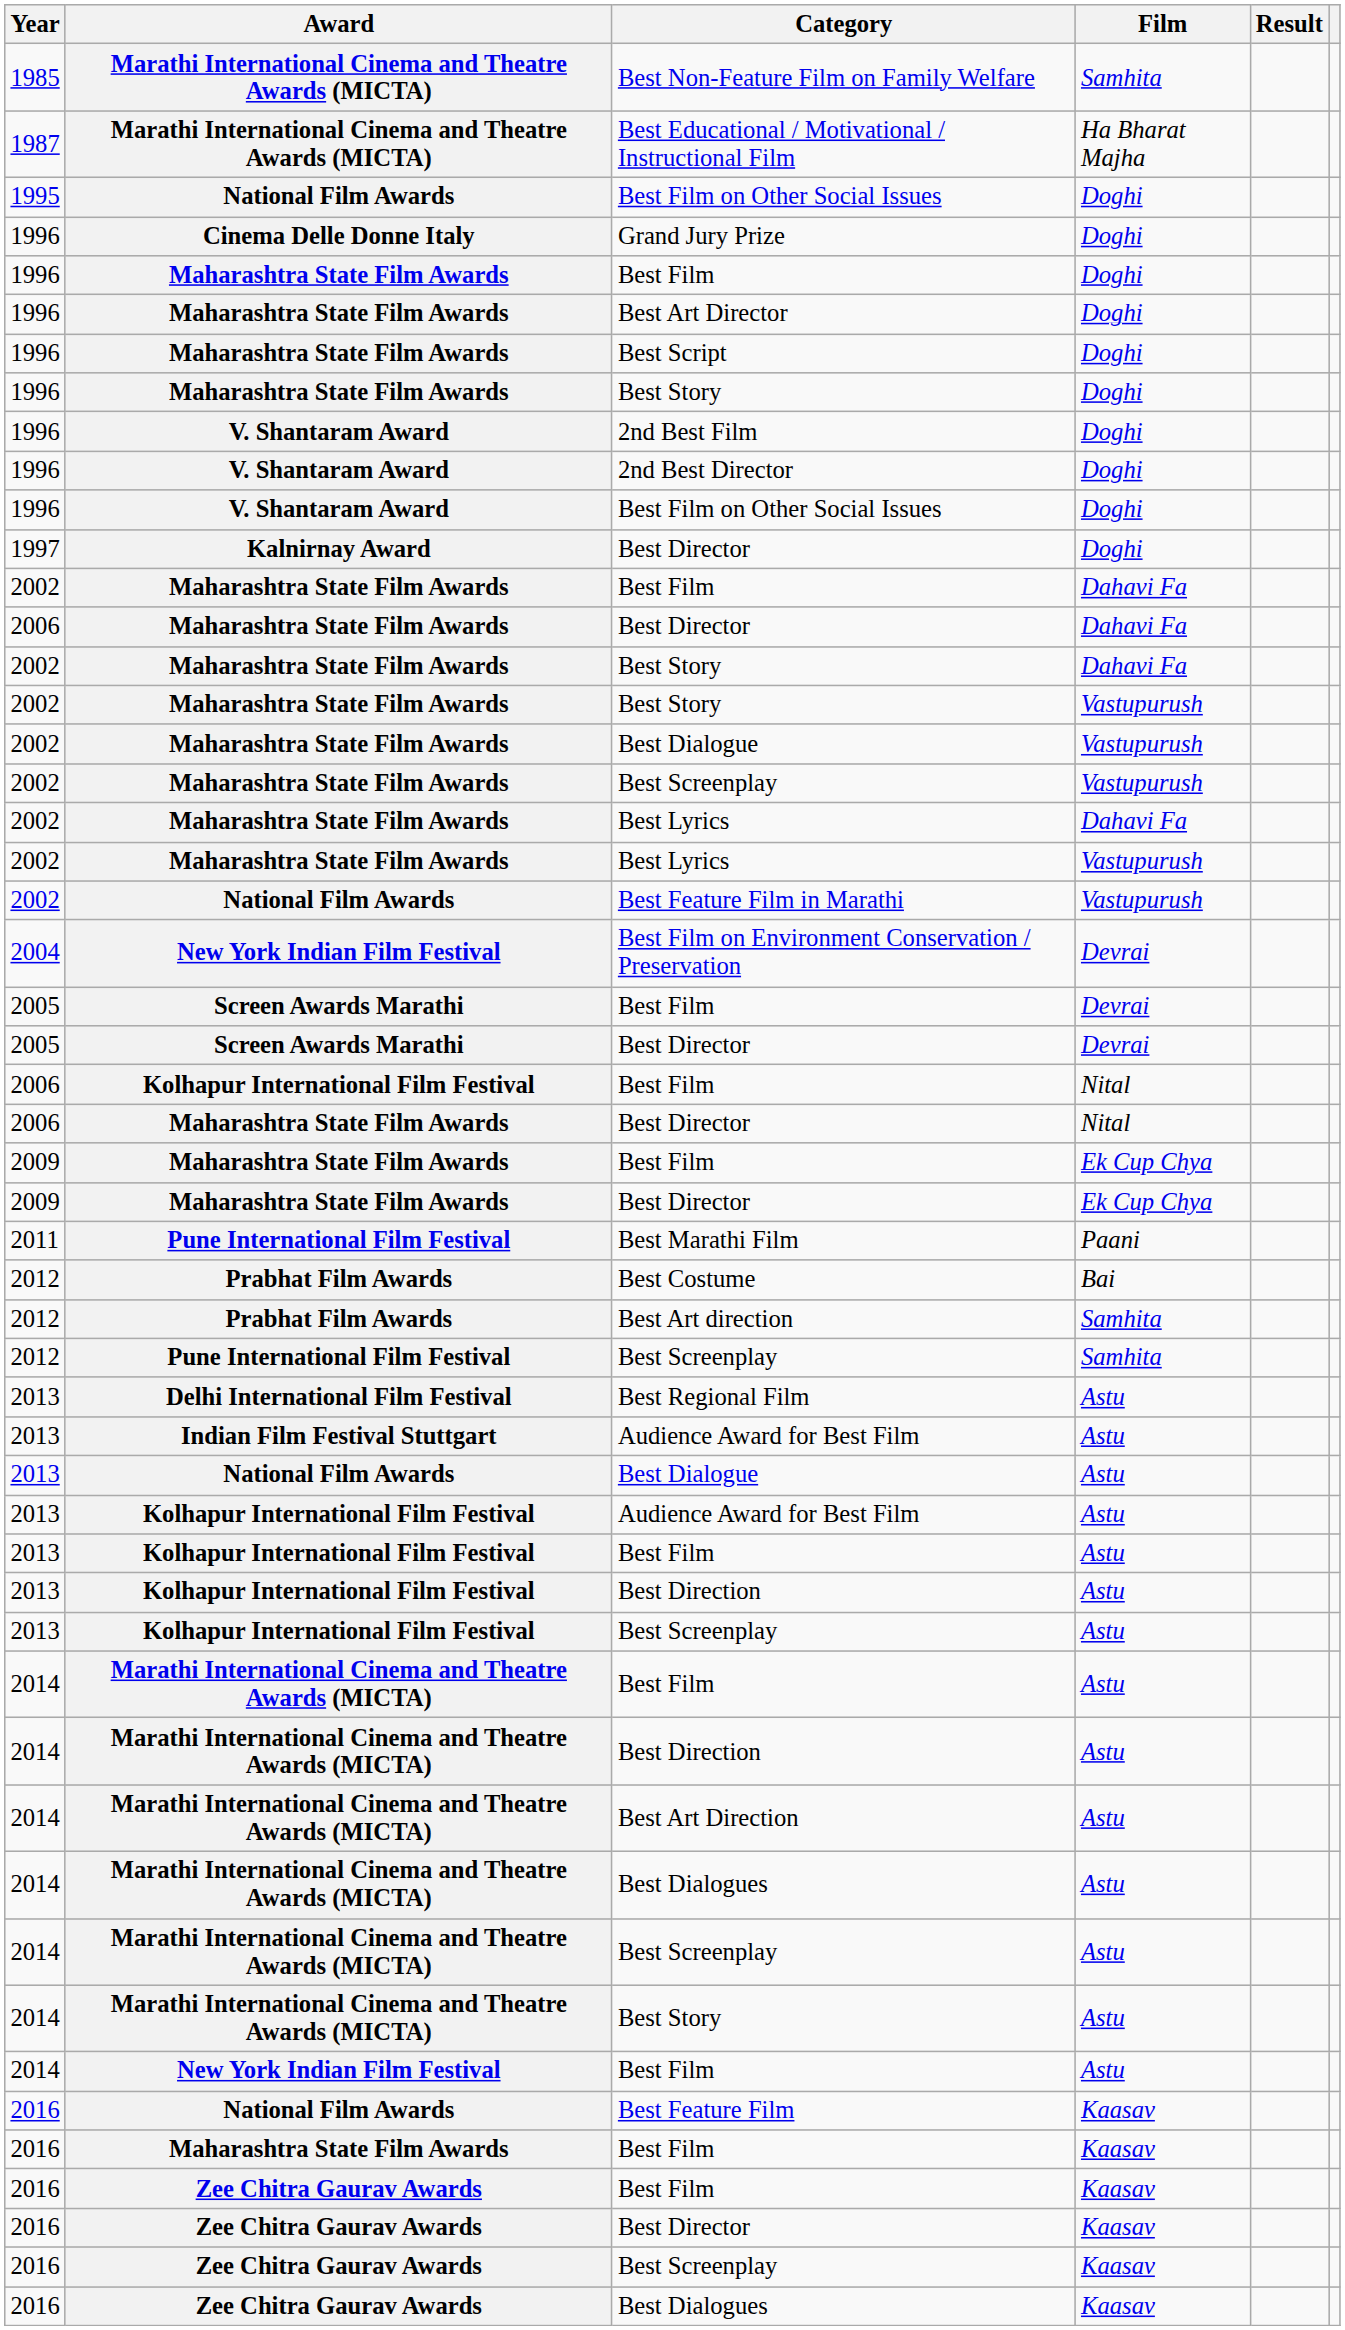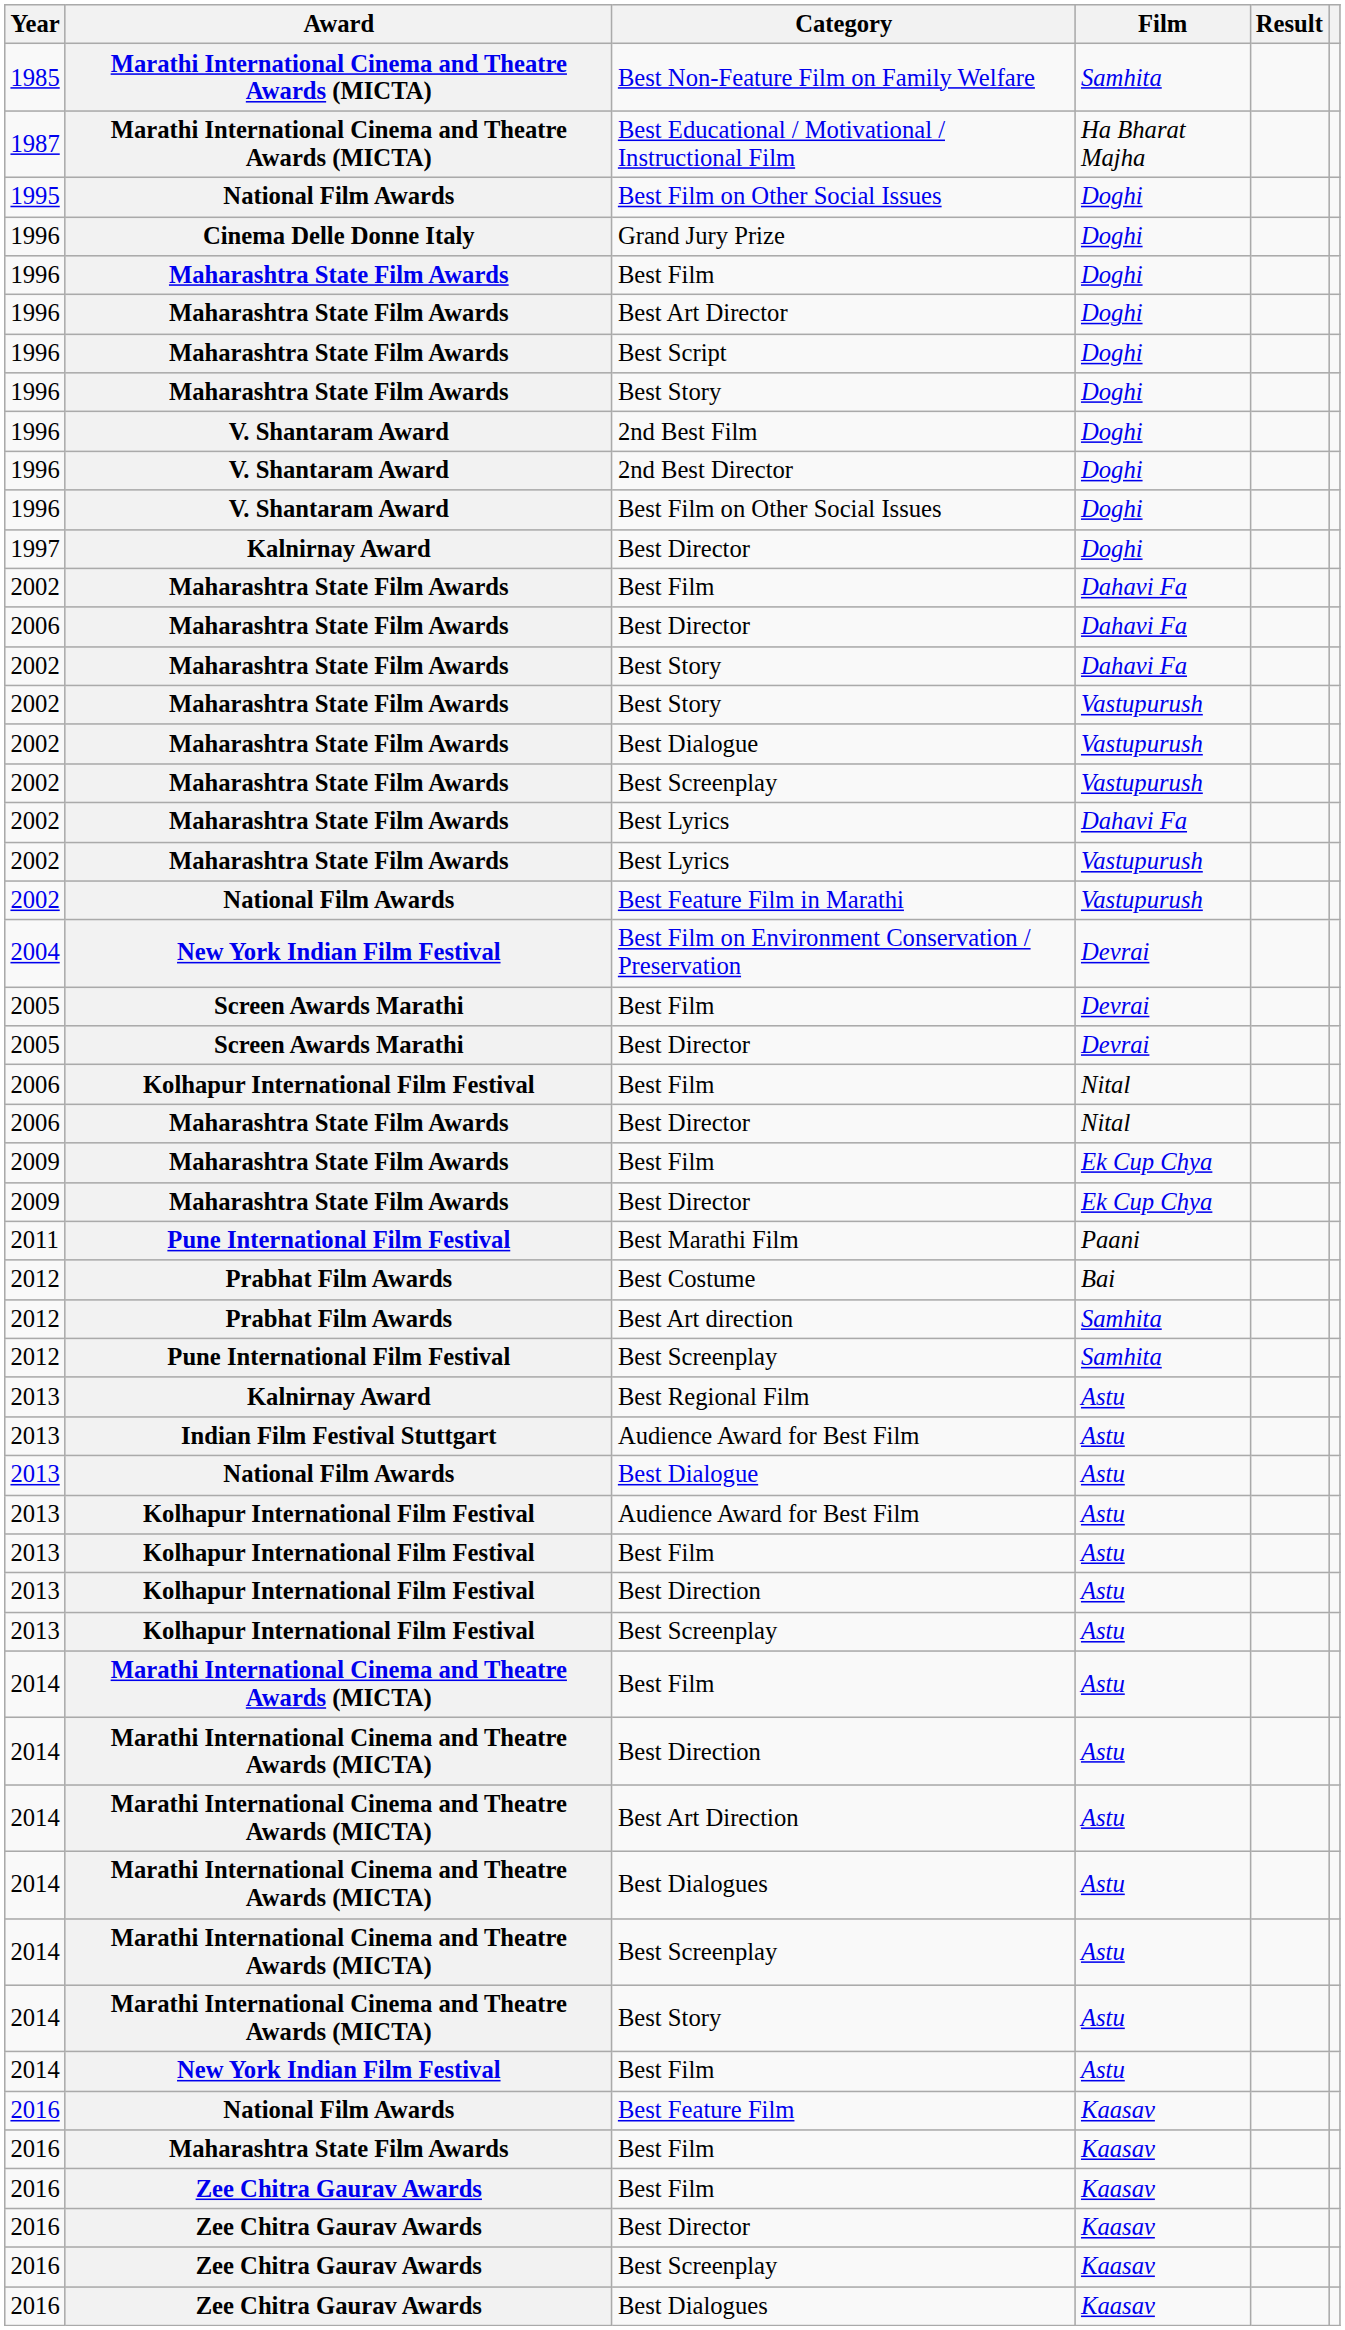(339, 1396) Delhi International Film Festival -> (339, 1396) Kalnirnay Award
